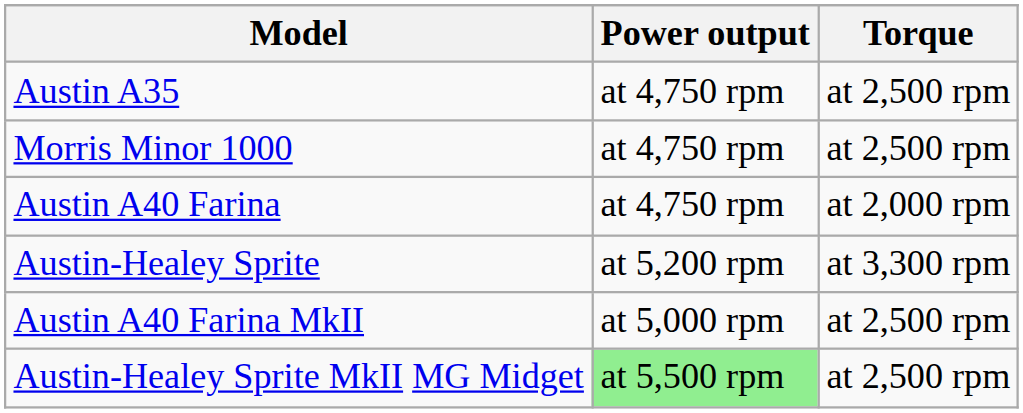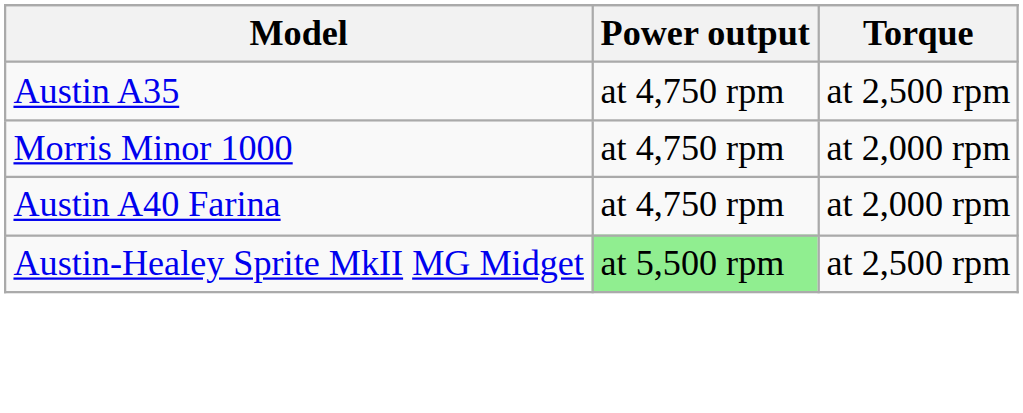(918, 147) at 2,500 rpm -> (918, 147) at 2,000 rpm
- row: (167, 262)
- row: (189, 319)
